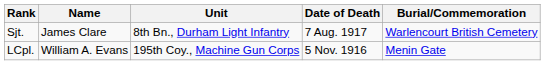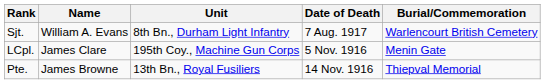(74, 32) James Clare -> (84, 32) William A. Evans
(84, 50) William A. Evans -> (74, 50) James Clare
+ row: (17, 69)
